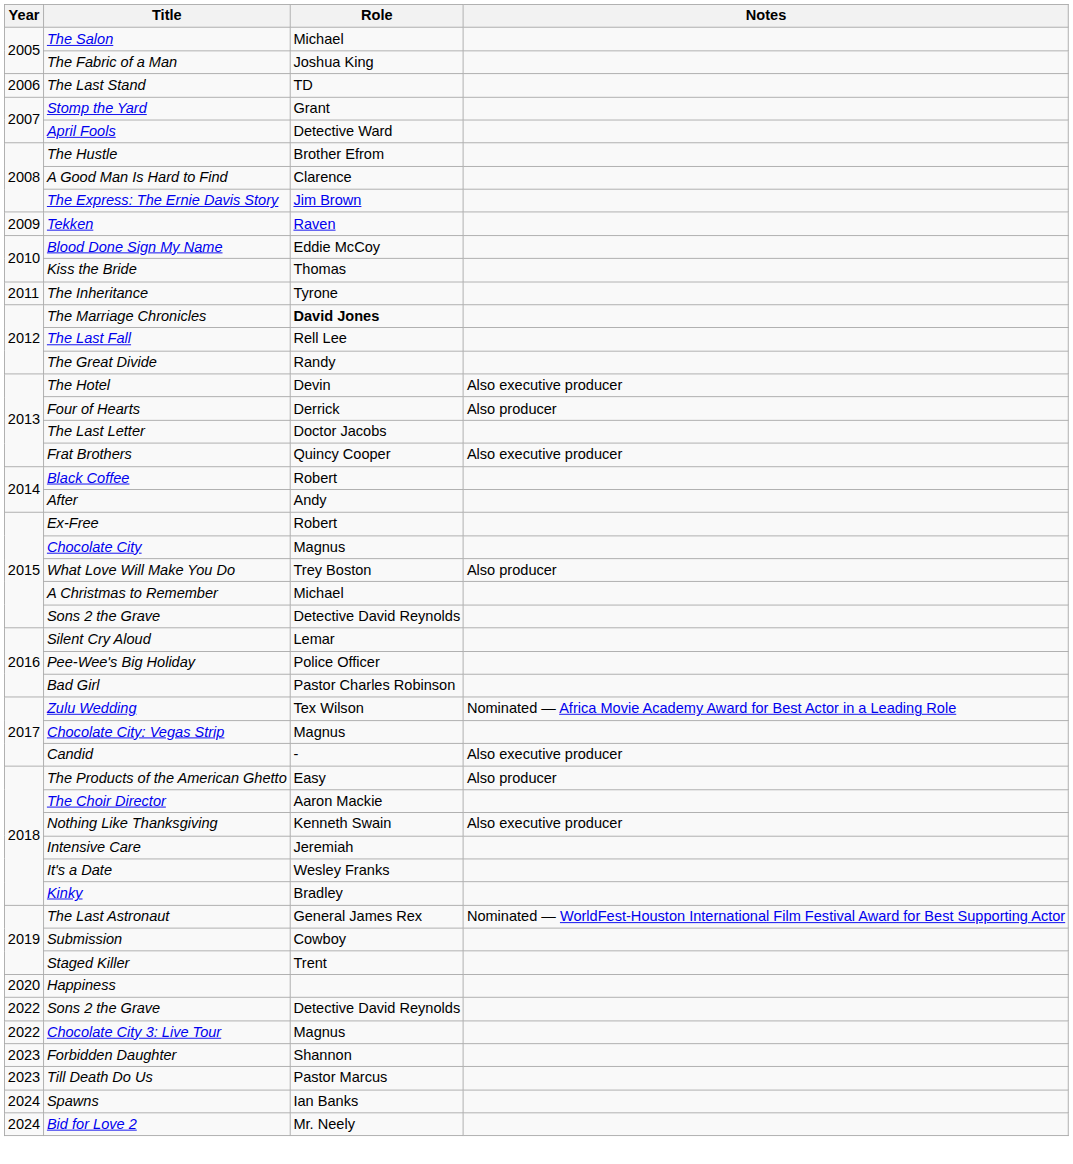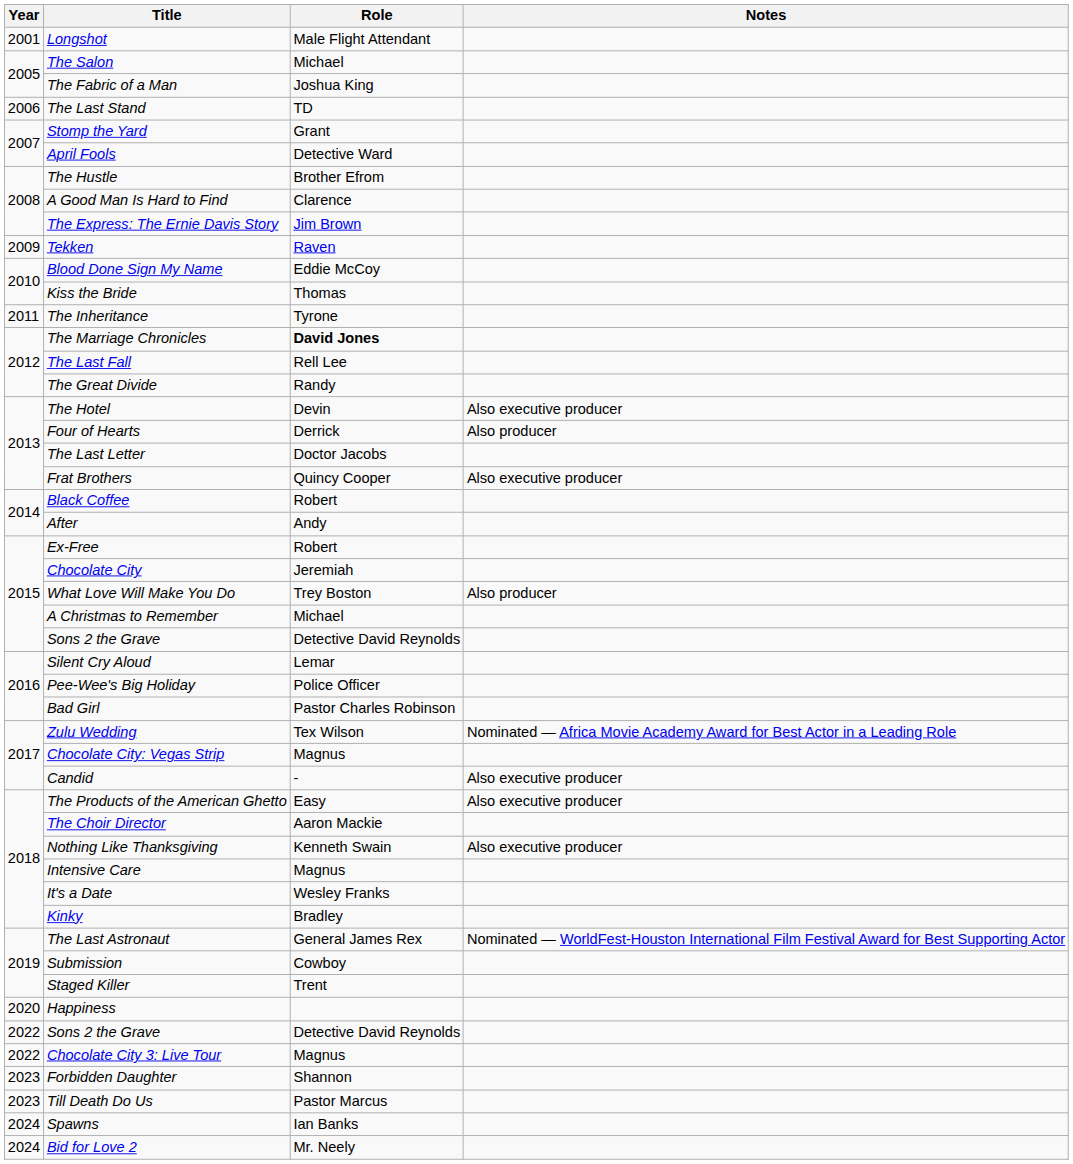+ row: (24, 39)
(319, 547) Magnus -> (323, 570) Jeremiah
(512, 778) Also producer -> (545, 801) Also executive producer
(323, 847) Jeremiah -> (319, 870) Magnus
